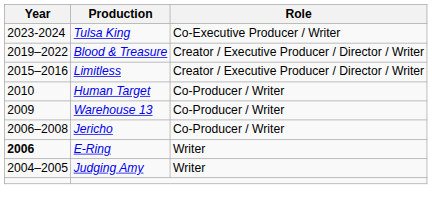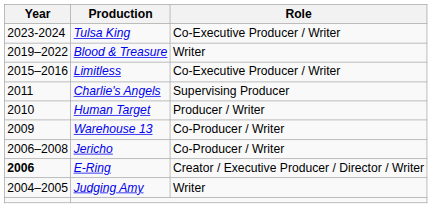(299, 52) Creator / Executive Producer / Director / Writer -> (189, 52) Writer
(299, 71) Creator / Executive Producer / Director / Writer -> (257, 71) Co-Executive Producer / Writer
+ row: (117, 91)
(229, 91) Co-Producer / Writer -> (219, 110) Producer / Writer
(189, 149) Writer -> (299, 168) Creator / Executive Producer / Director / Writer
